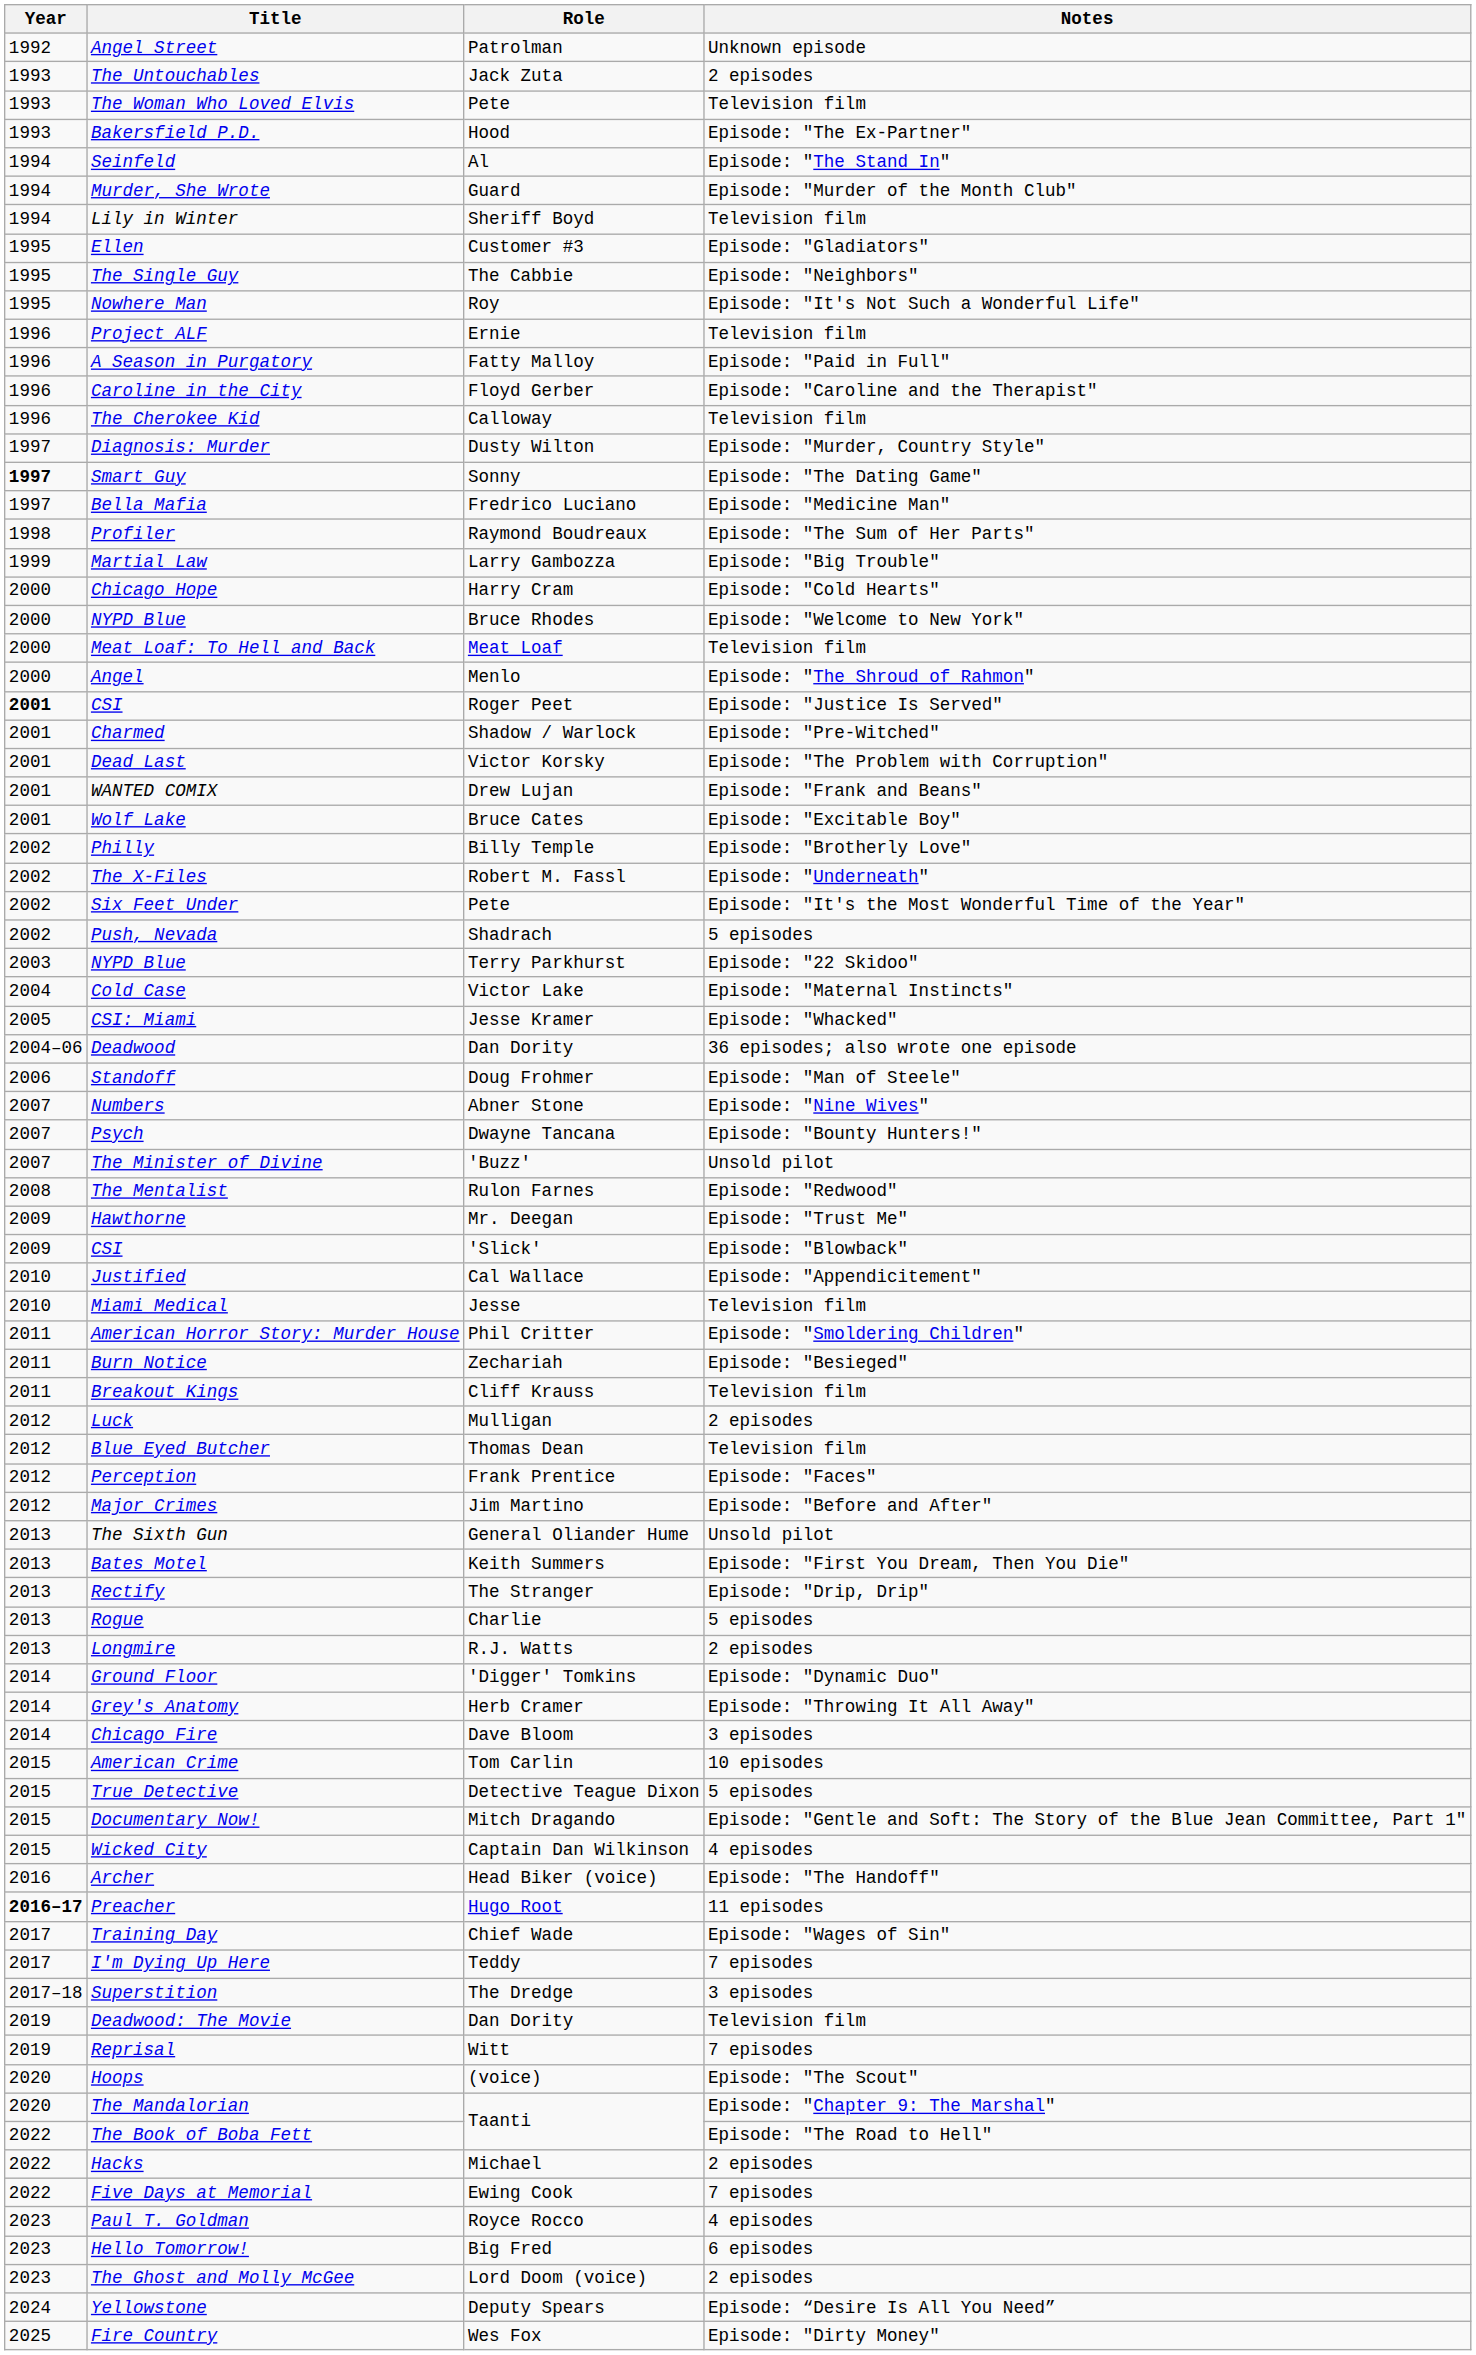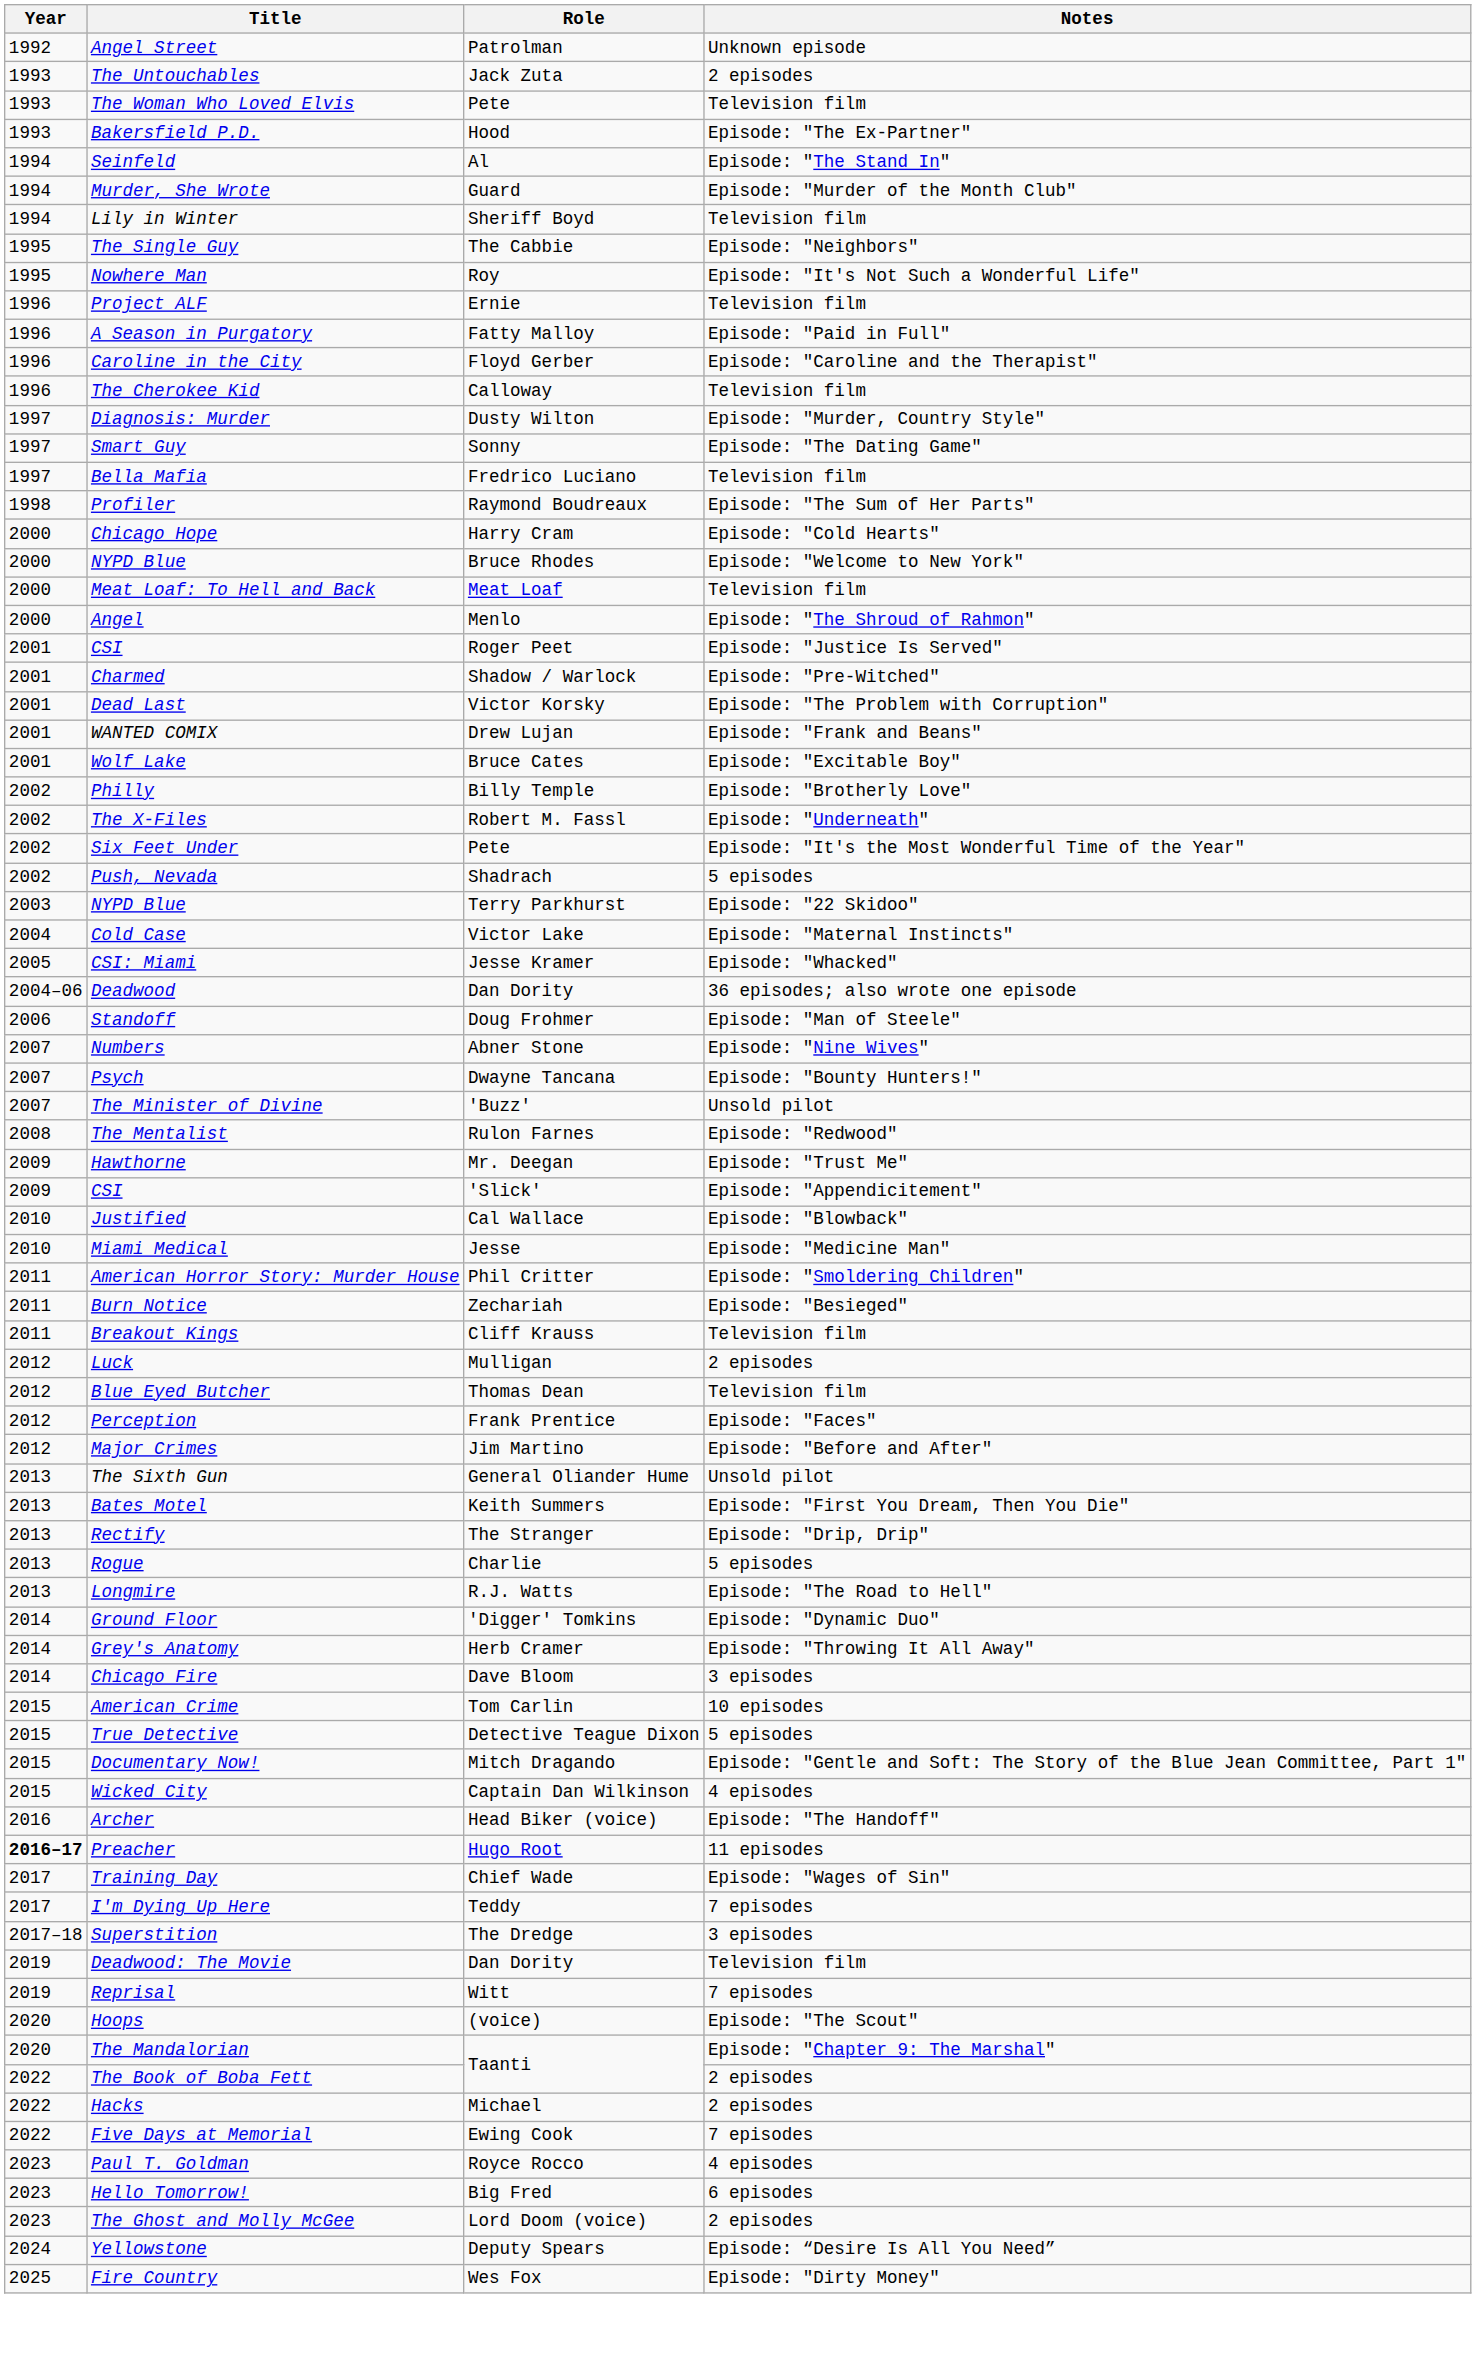- row: (117, 248)
(30, 477) bold -> (30, 448) normal
(829, 505) Episode: "Medicine Man" -> (787, 477) Television film
- row: (149, 562)
(30, 705) bold -> (30, 648) normal
(808, 1249) Episode: "Blowback" -> (845, 1192) Episode: "Appendicitement"
(845, 1278) Episode: "Appendicitement" -> (808, 1220) Episode: "Blowback"
(787, 1306) Television film -> (829, 1249) Episode: "Medicine Man"
(761, 1649) 2 episodes -> (850, 1592) Episode: "The Road to Hell"
(850, 2136) Episode: "The Road to Hell" -> (761, 2078) 2 episodes
